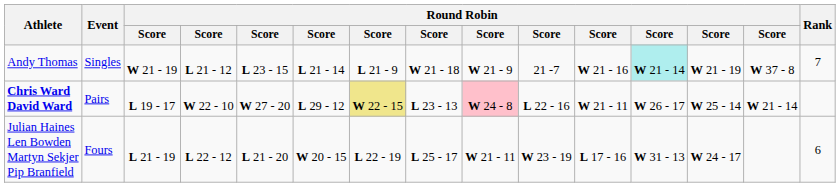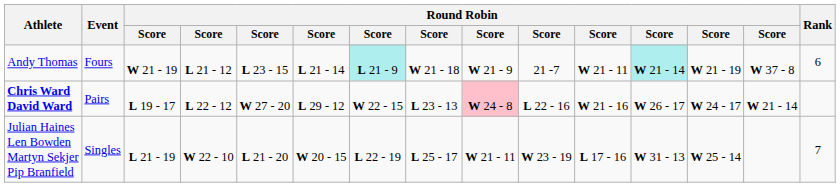(103, 62) Singles -> (99, 62) Fours
(378, 70) no background -> (378, 70) paleturquoise background
(603, 70) W 21 - 16 -> (603, 70) W 21 - 11
(818, 62) 7 -> (818, 62) 6
(208, 106) W 22 - 10 -> (208, 106) L 22 - 12
(378, 106) khaki background -> (378, 106) no background
(603, 106) W 21 - 11 -> (603, 106) W 21 - 16
(716, 106) W 25 - 14 -> (716, 106) W 24 - 17
(99, 149) Fours -> (103, 149) Singles
(208, 156) L 22 - 12 -> (208, 156) W 22 - 10
(716, 156) W 24 - 17 -> (716, 156) W 25 - 14
(818, 149) 6 -> (818, 149) 7
